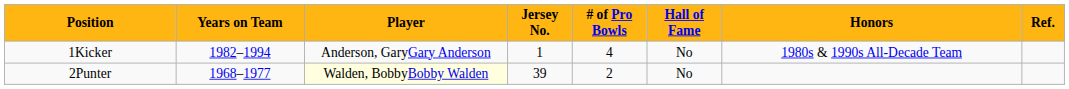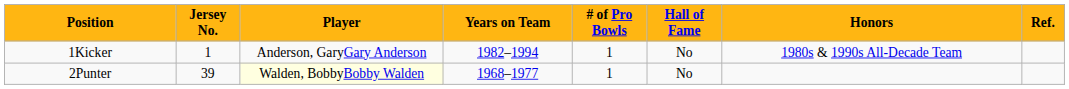columns swapped: (540, 22) <-> (240, 22)
(609, 52) 4 -> (609, 52) 1
(609, 73) 2 -> (609, 73) 1
